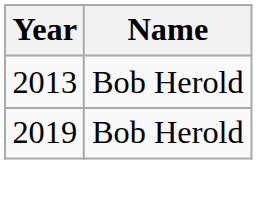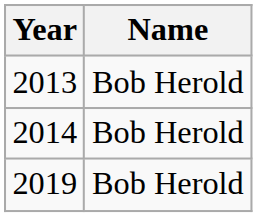+ row: (45, 132)
